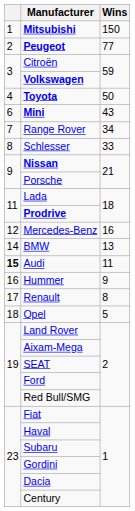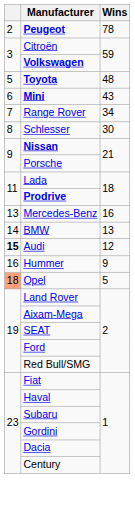- row: (49, 29)
(108, 46) 77 -> (108, 29) 78
(10, 96) 4 -> (10, 79) 5
(108, 96) 50 -> (108, 79) 48
(108, 146) 33 -> (108, 130) 30
(13, 230) 12 -> (13, 213) 13
(108, 264) 11 -> (108, 247) 12
- row: (42, 297)
(13, 314) no background -> (13, 280) lightsalmon background
